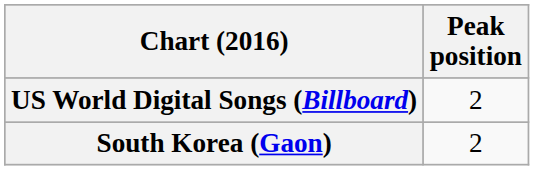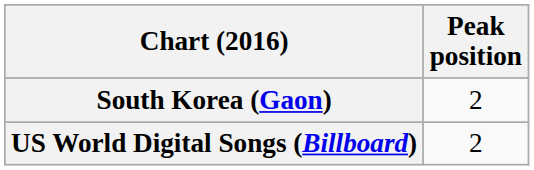rows swapped: (214, 142) <-> (214, 99)
